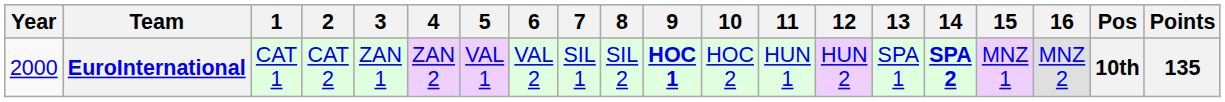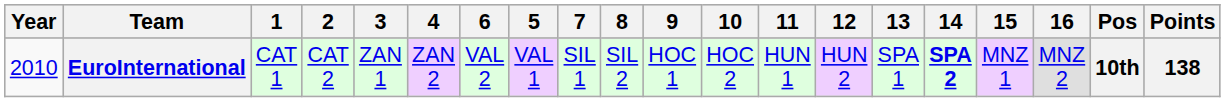columns swapped: (485, 21) <-> (534, 21)
(34, 67) 2000 -> (34, 67) 2010
(672, 67) bold -> (672, 67) normal
(1183, 67) 135 -> (1183, 67) 138
